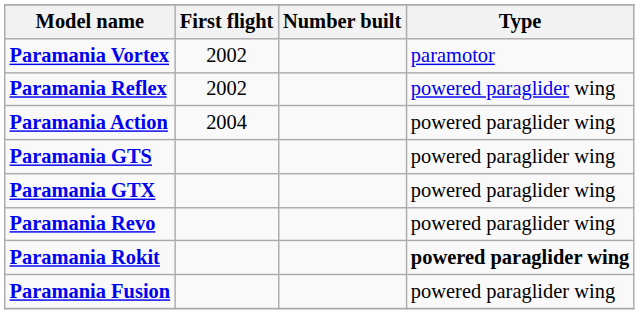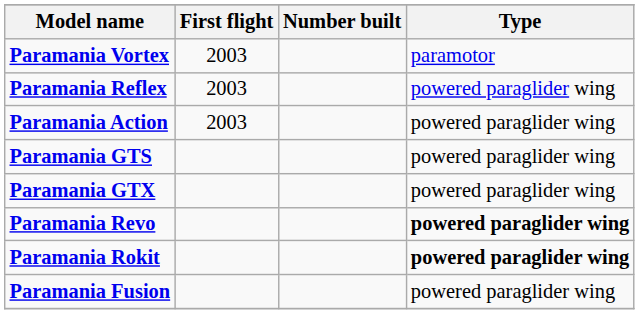(227, 55) 2002 -> (227, 55) 2003
(227, 89) 2002 -> (227, 89) 2003
(227, 122) 2004 -> (227, 122) 2003
(513, 224) normal -> (520, 224) bold
